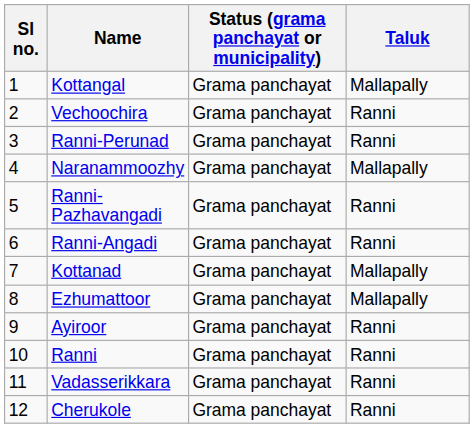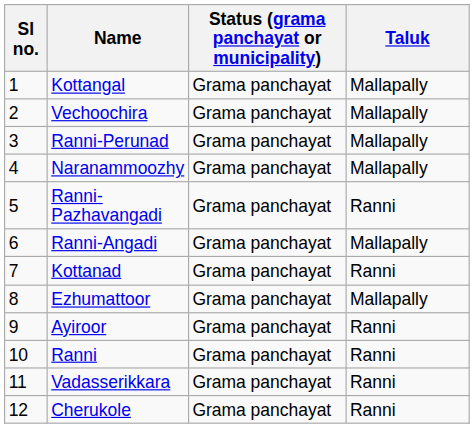(373, 113) Ranni -> (389, 113) Mallapally
(373, 141) Ranni -> (389, 141) Mallapally
(373, 243) Ranni -> (389, 243) Mallapally
(389, 271) Mallapally -> (373, 271) Ranni
